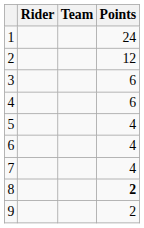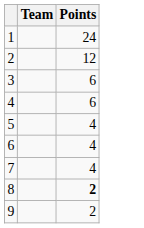- column: (38, 15)
